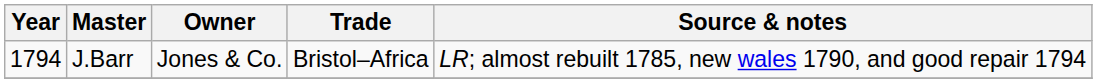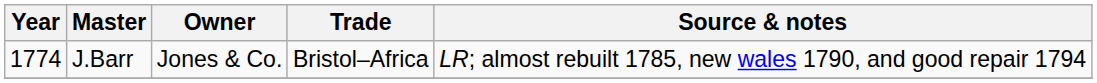(36, 59) 1794 -> (36, 59) 1774
